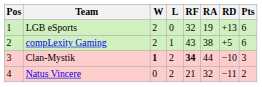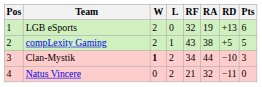(244, 43) 6 -> (244, 43) 5
(190, 58) bold -> (190, 58) normal
(244, 74) 2 -> (244, 74) 0
